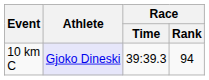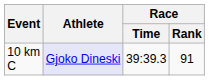(187, 59) 94 -> (187, 59) 91
